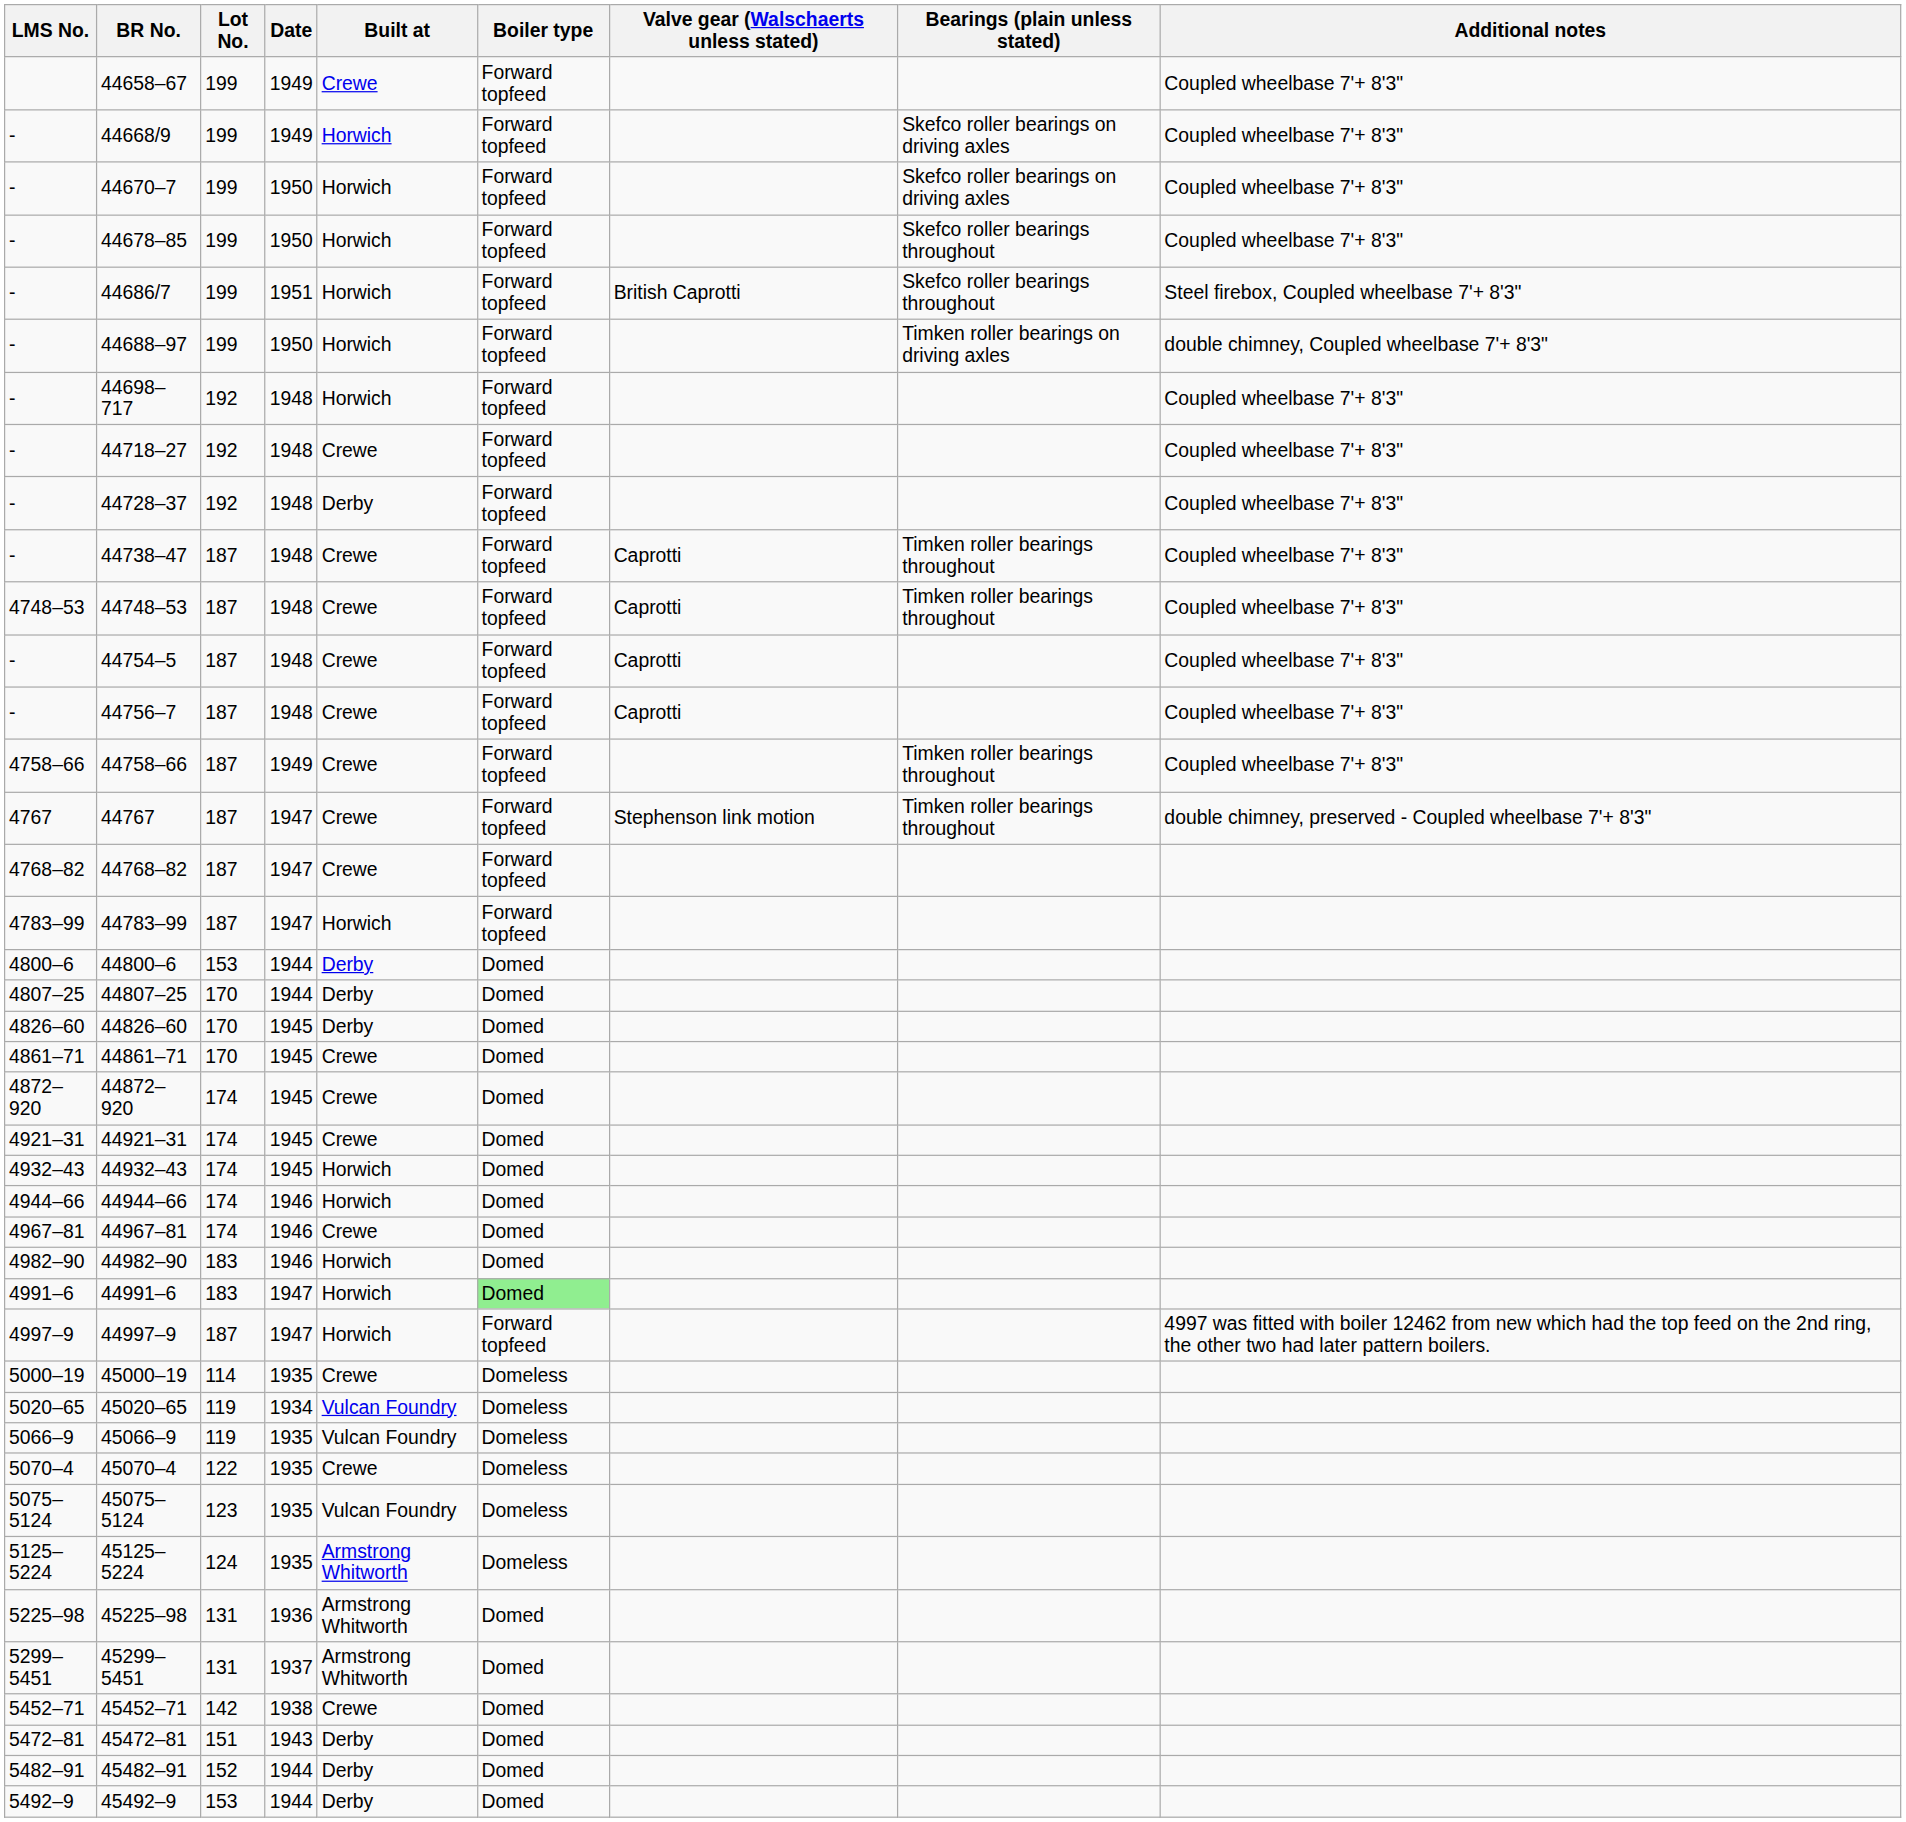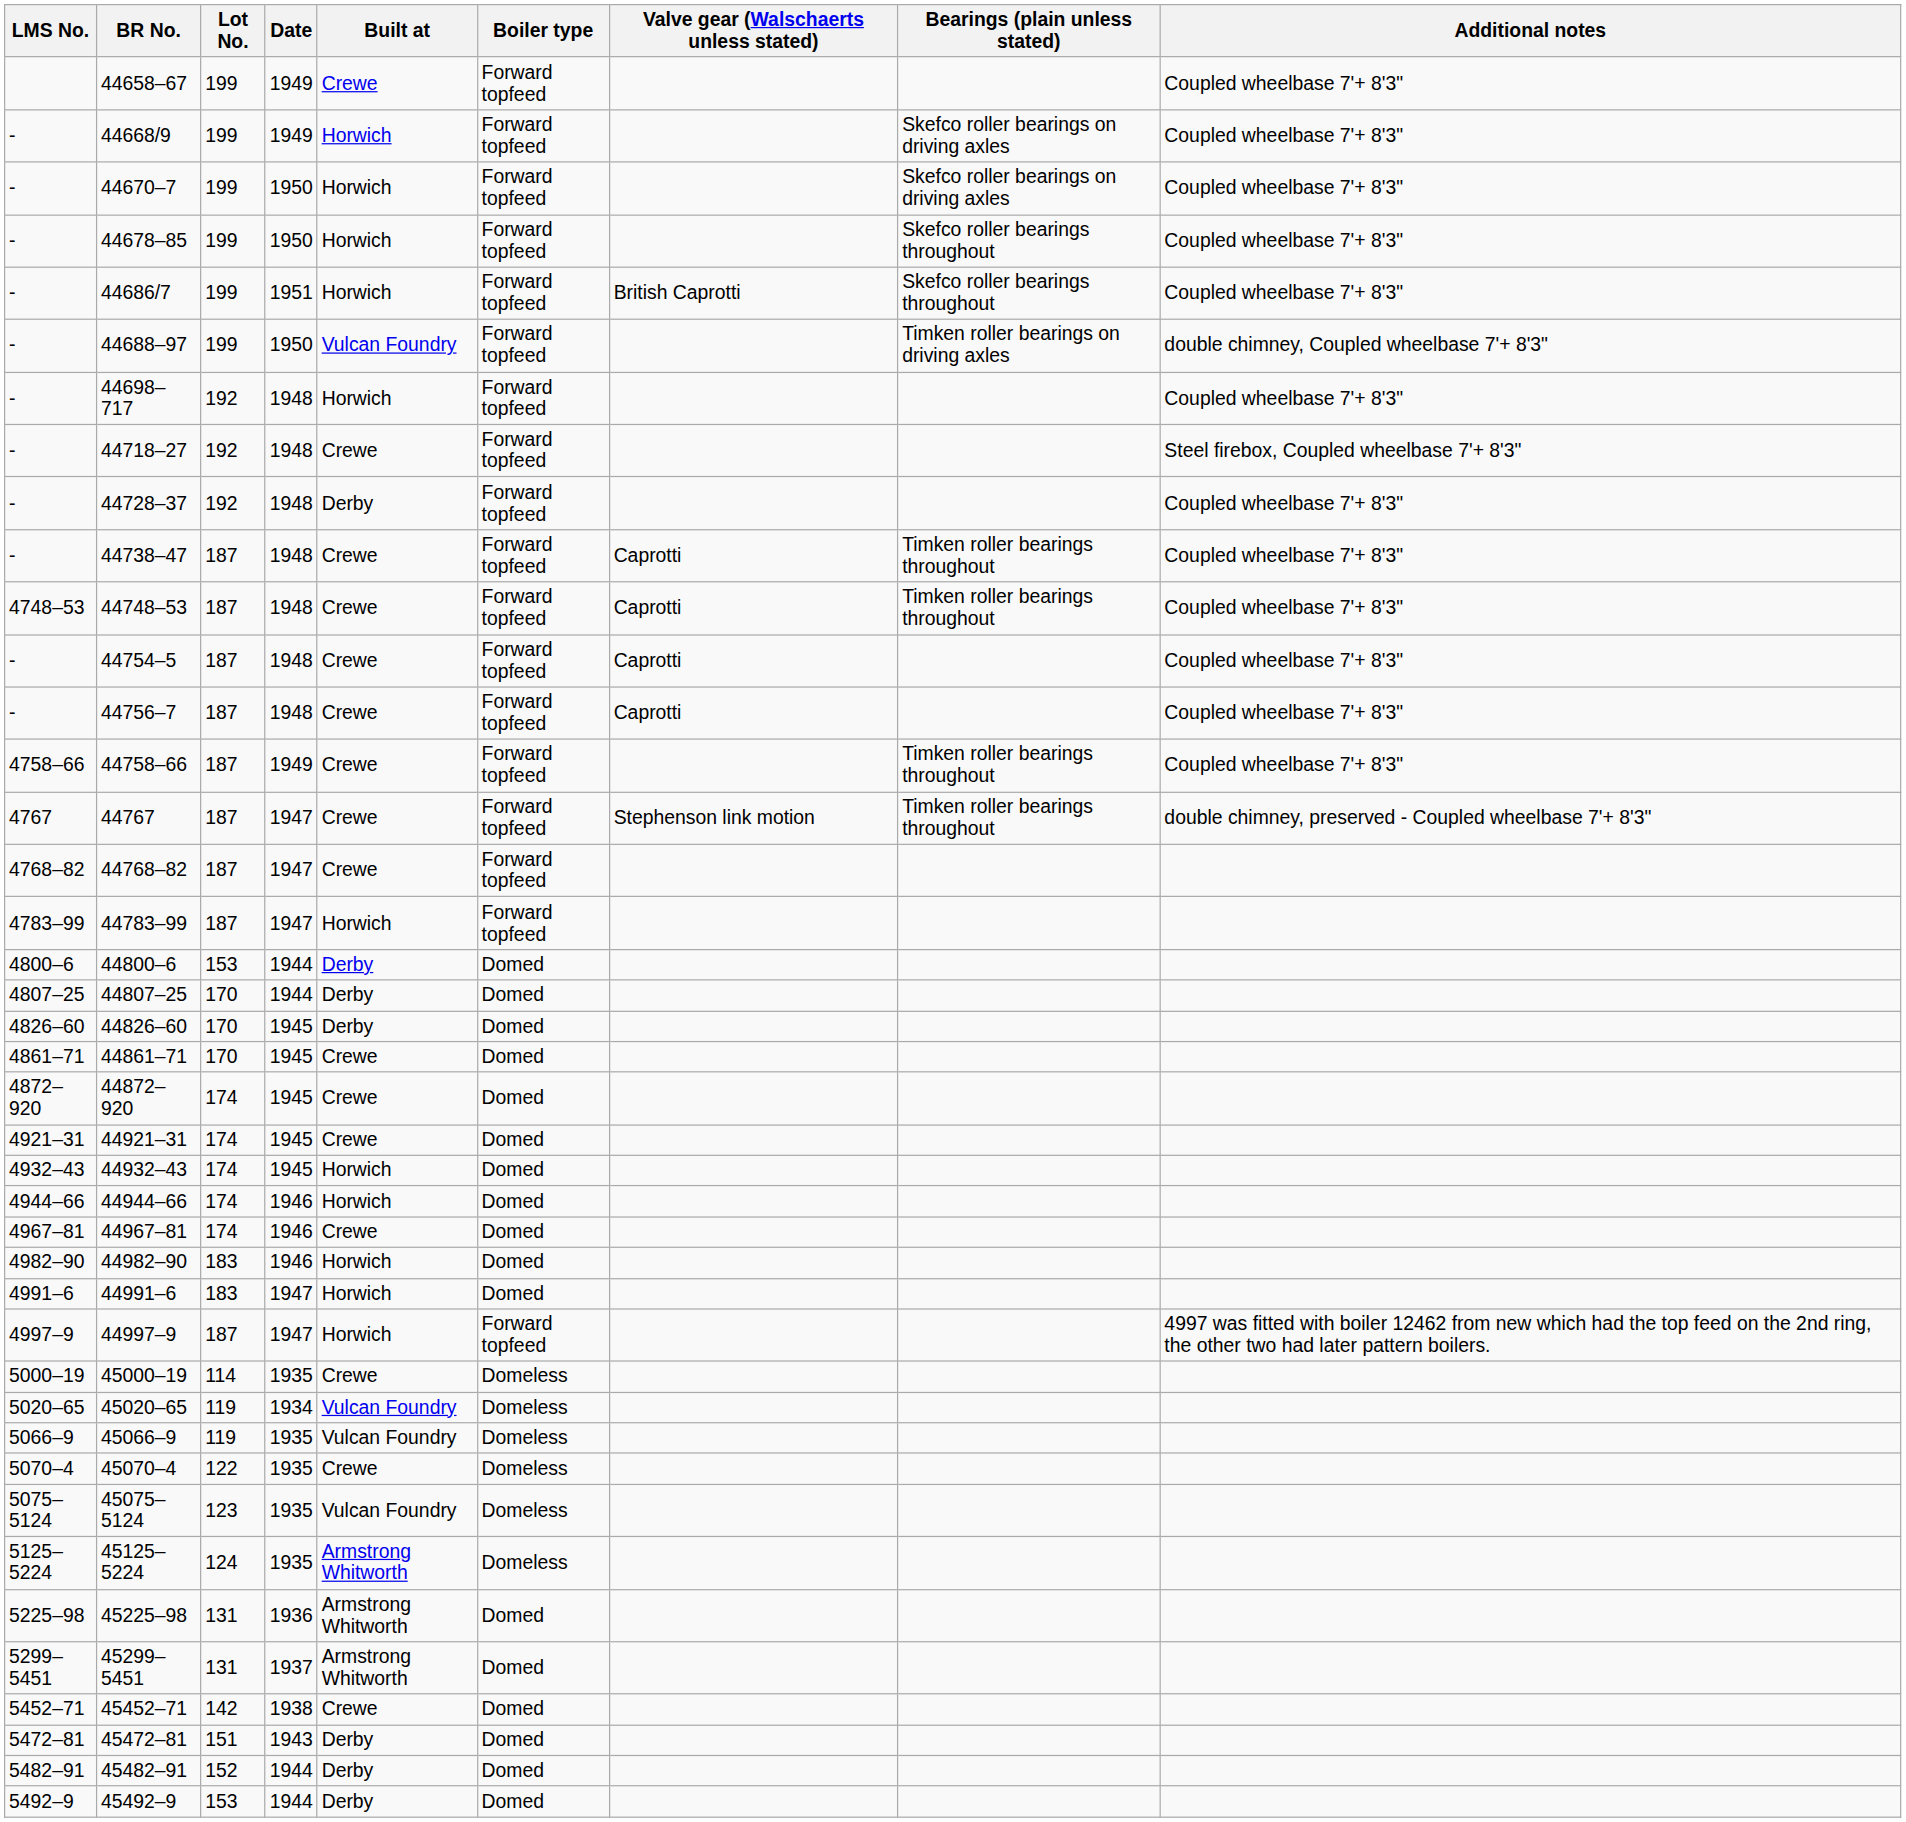(1343, 293) Steel firebox, Coupled wheelbase 7'+ 8'3" -> (1284, 293) Coupled wheelbase 7'+ 8'3"
(357, 345) Horwich -> (389, 345) Vulcan Foundry
(1284, 450) Coupled wheelbase 7'+ 8'3" -> (1343, 450) Steel firebox, Coupled wheelbase 7'+ 8'3"
(513, 1293) lightgreen background -> (513, 1293) no background
